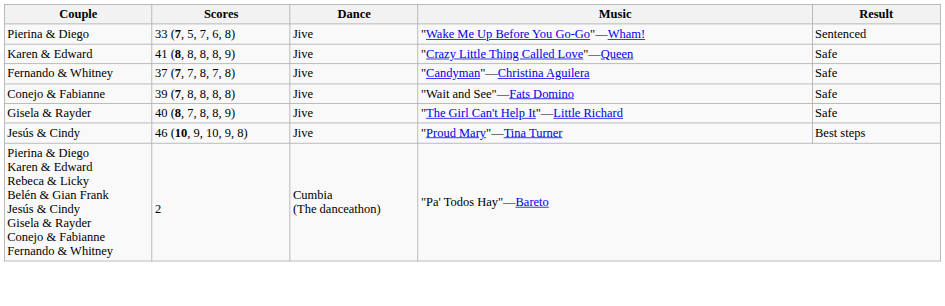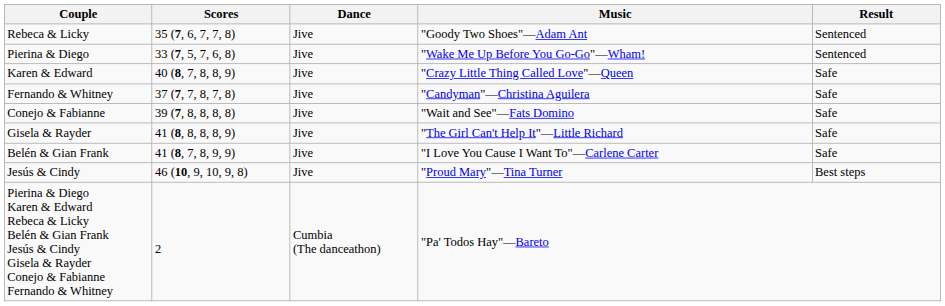+ row: (48, 34)
(195, 53) 41 (8, 8, 8, 8, 9) -> (195, 73) 40 (8, 7, 8, 8, 9)
(195, 113) 40 (8, 7, 8, 8, 9) -> (195, 133) 41 (8, 8, 8, 8, 9)
+ row: (58, 152)
